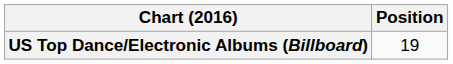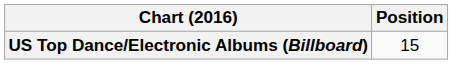(410, 45) 19 -> (410, 45) 15
